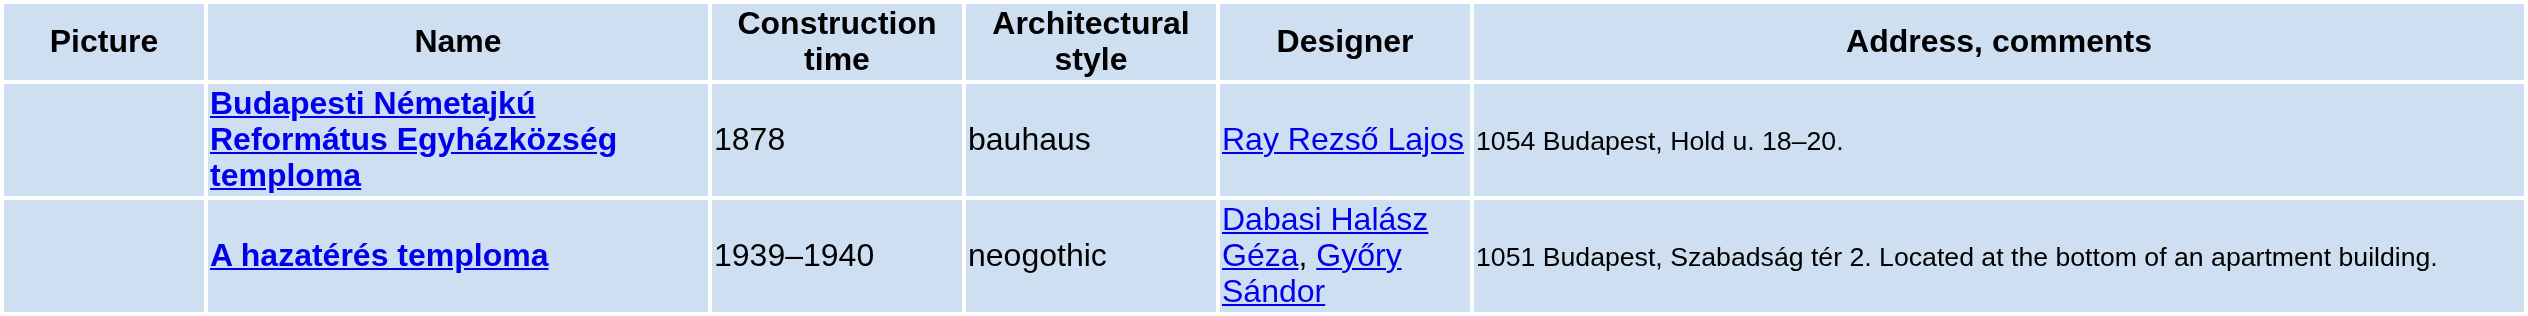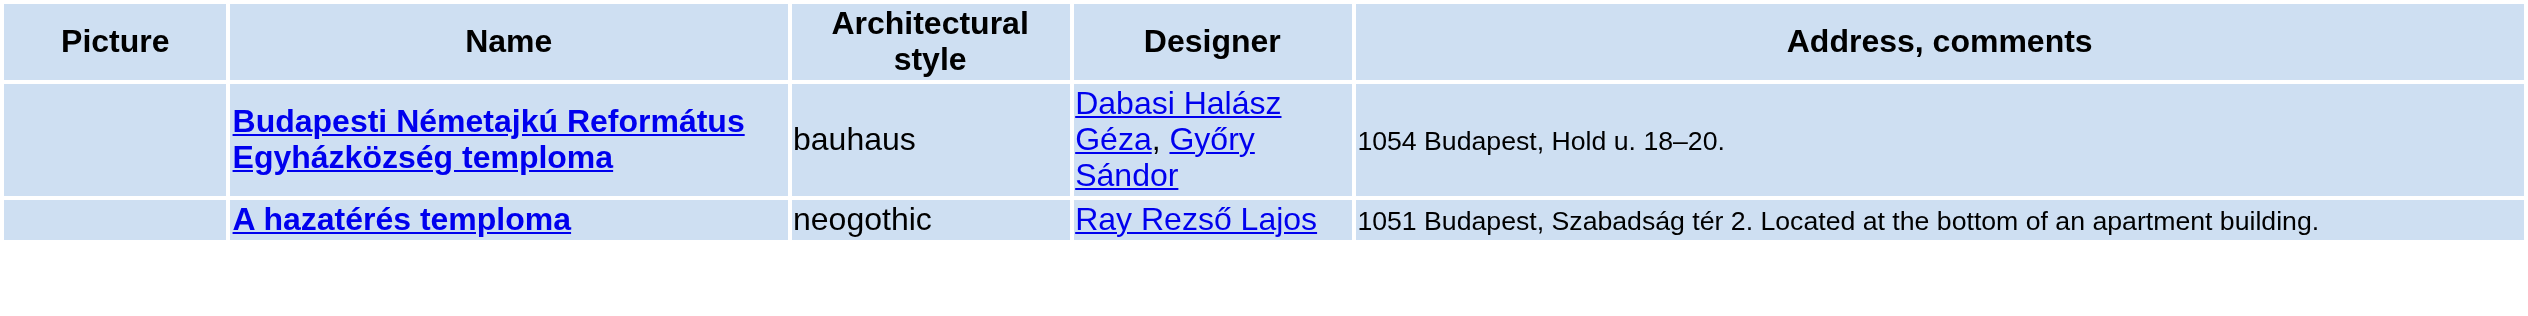- column: (837, 41)
(1343, 139) Ray Rezső Lajos -> (1178, 139) Dabasi Halász Géza, Győry Sándor
(1325, 255) Dabasi Halász Géza, Győry Sándor -> (1196, 219) Ray Rezső Lajos
